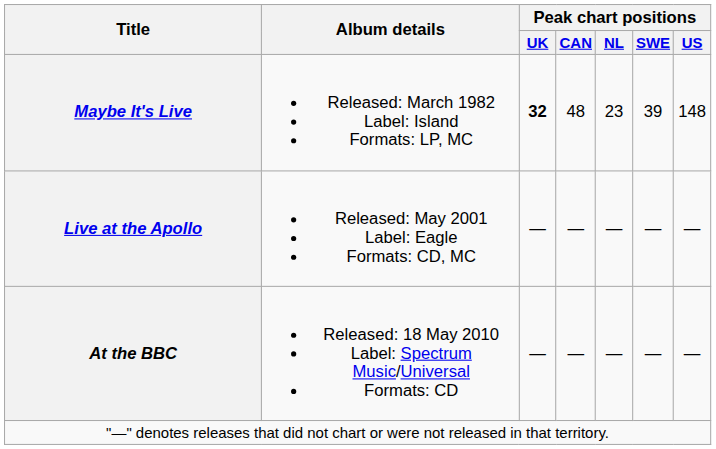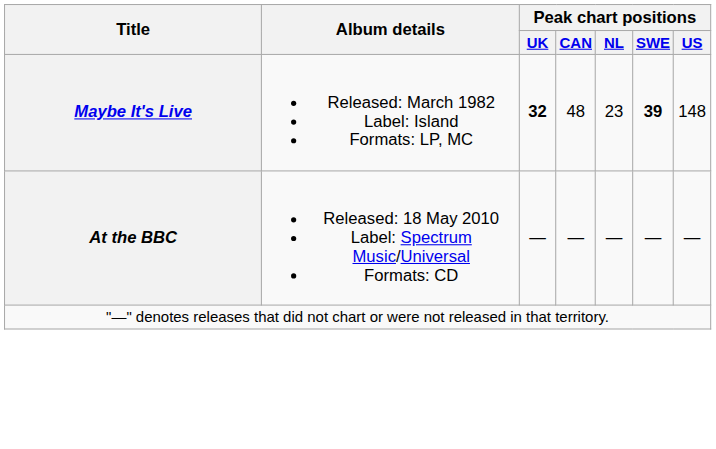(653, 112) normal -> (653, 112) bold
- row: (133, 228)
